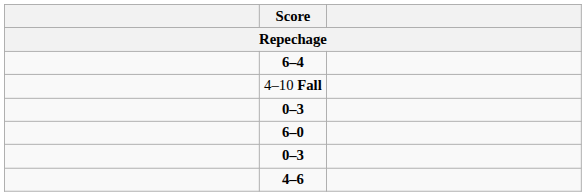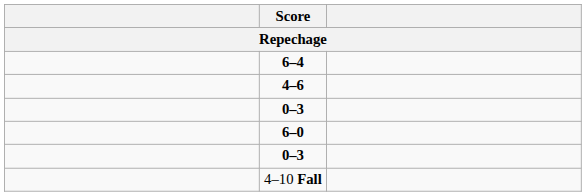rows swapped: (132, 180) <-> (132, 86)
